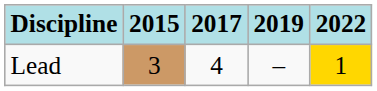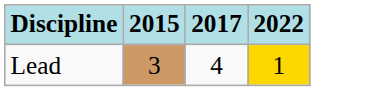- column: (279, 24)
